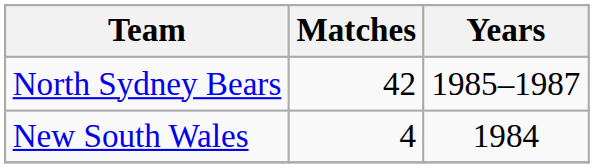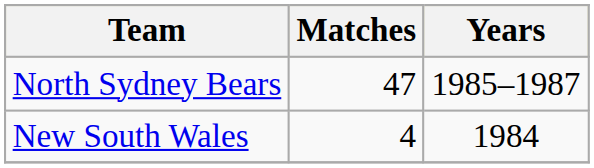(400, 83) 42 -> (400, 83) 47
